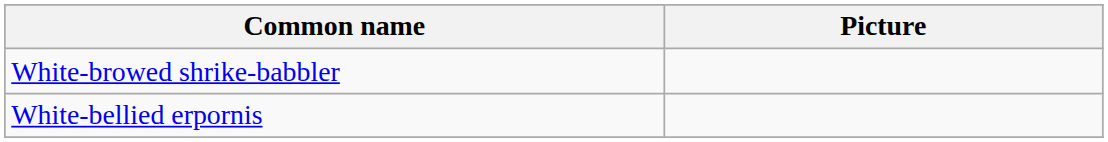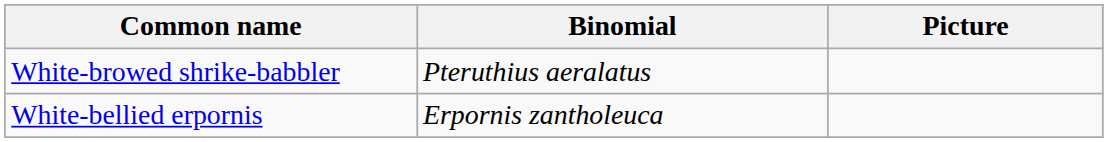+ column: (622, 26)
